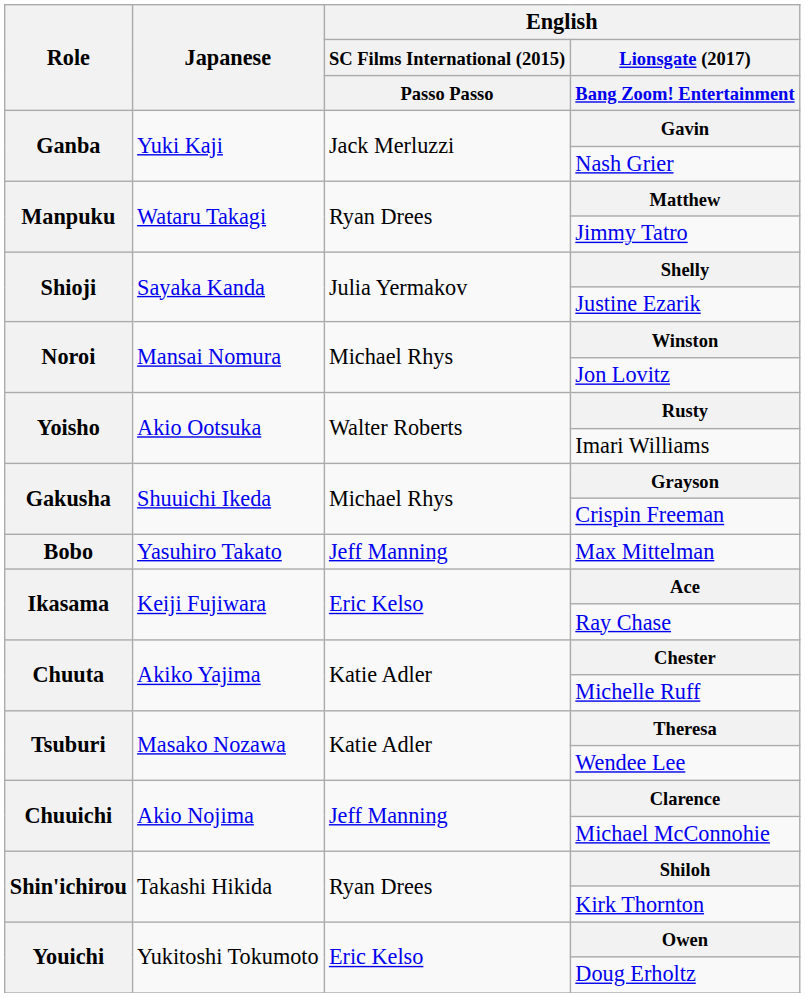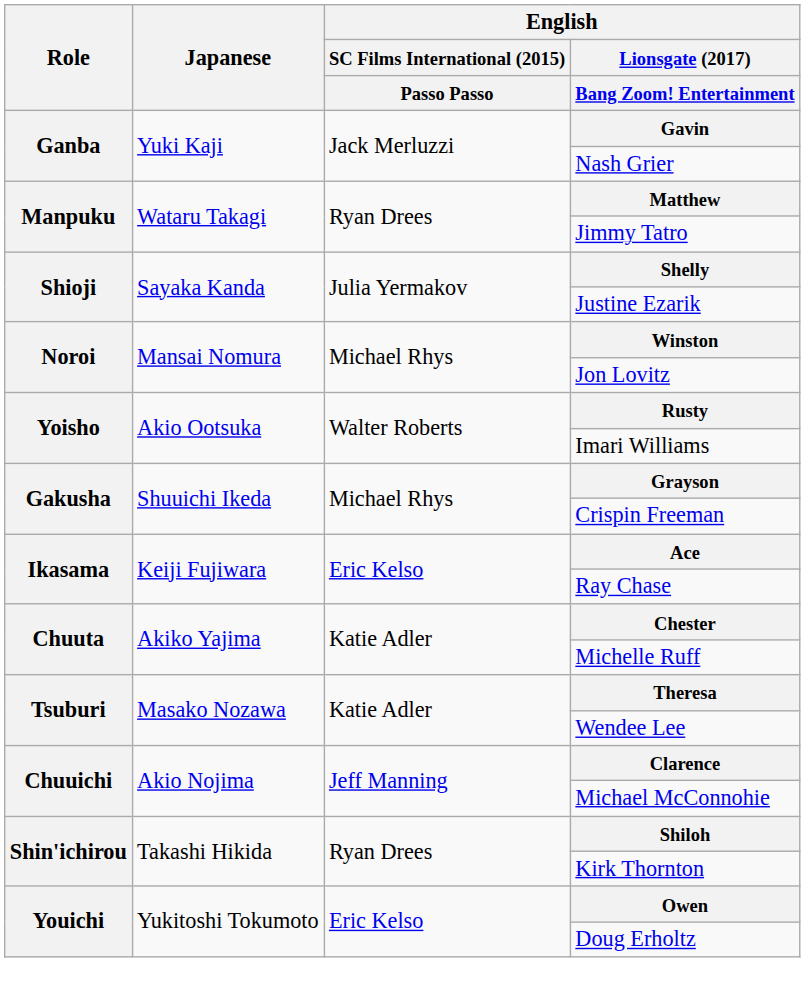- row: (645, 551)
